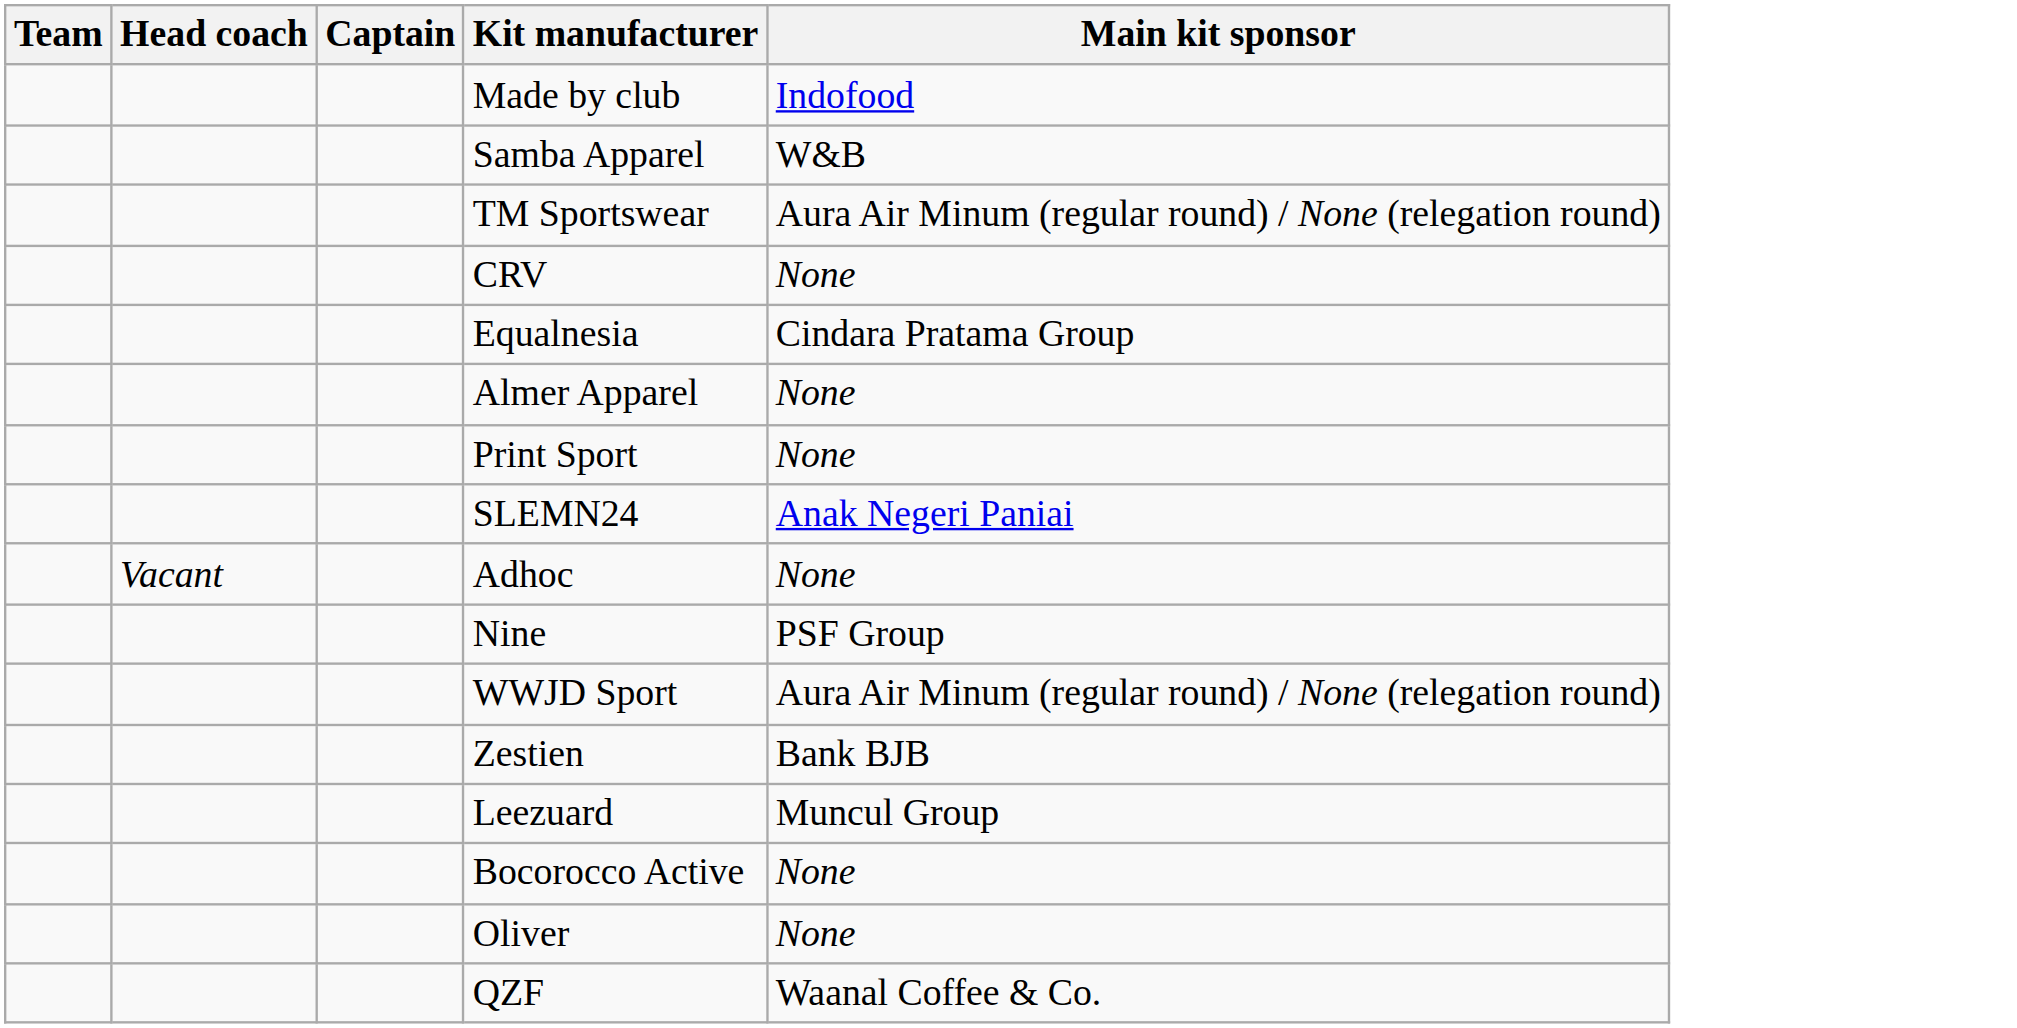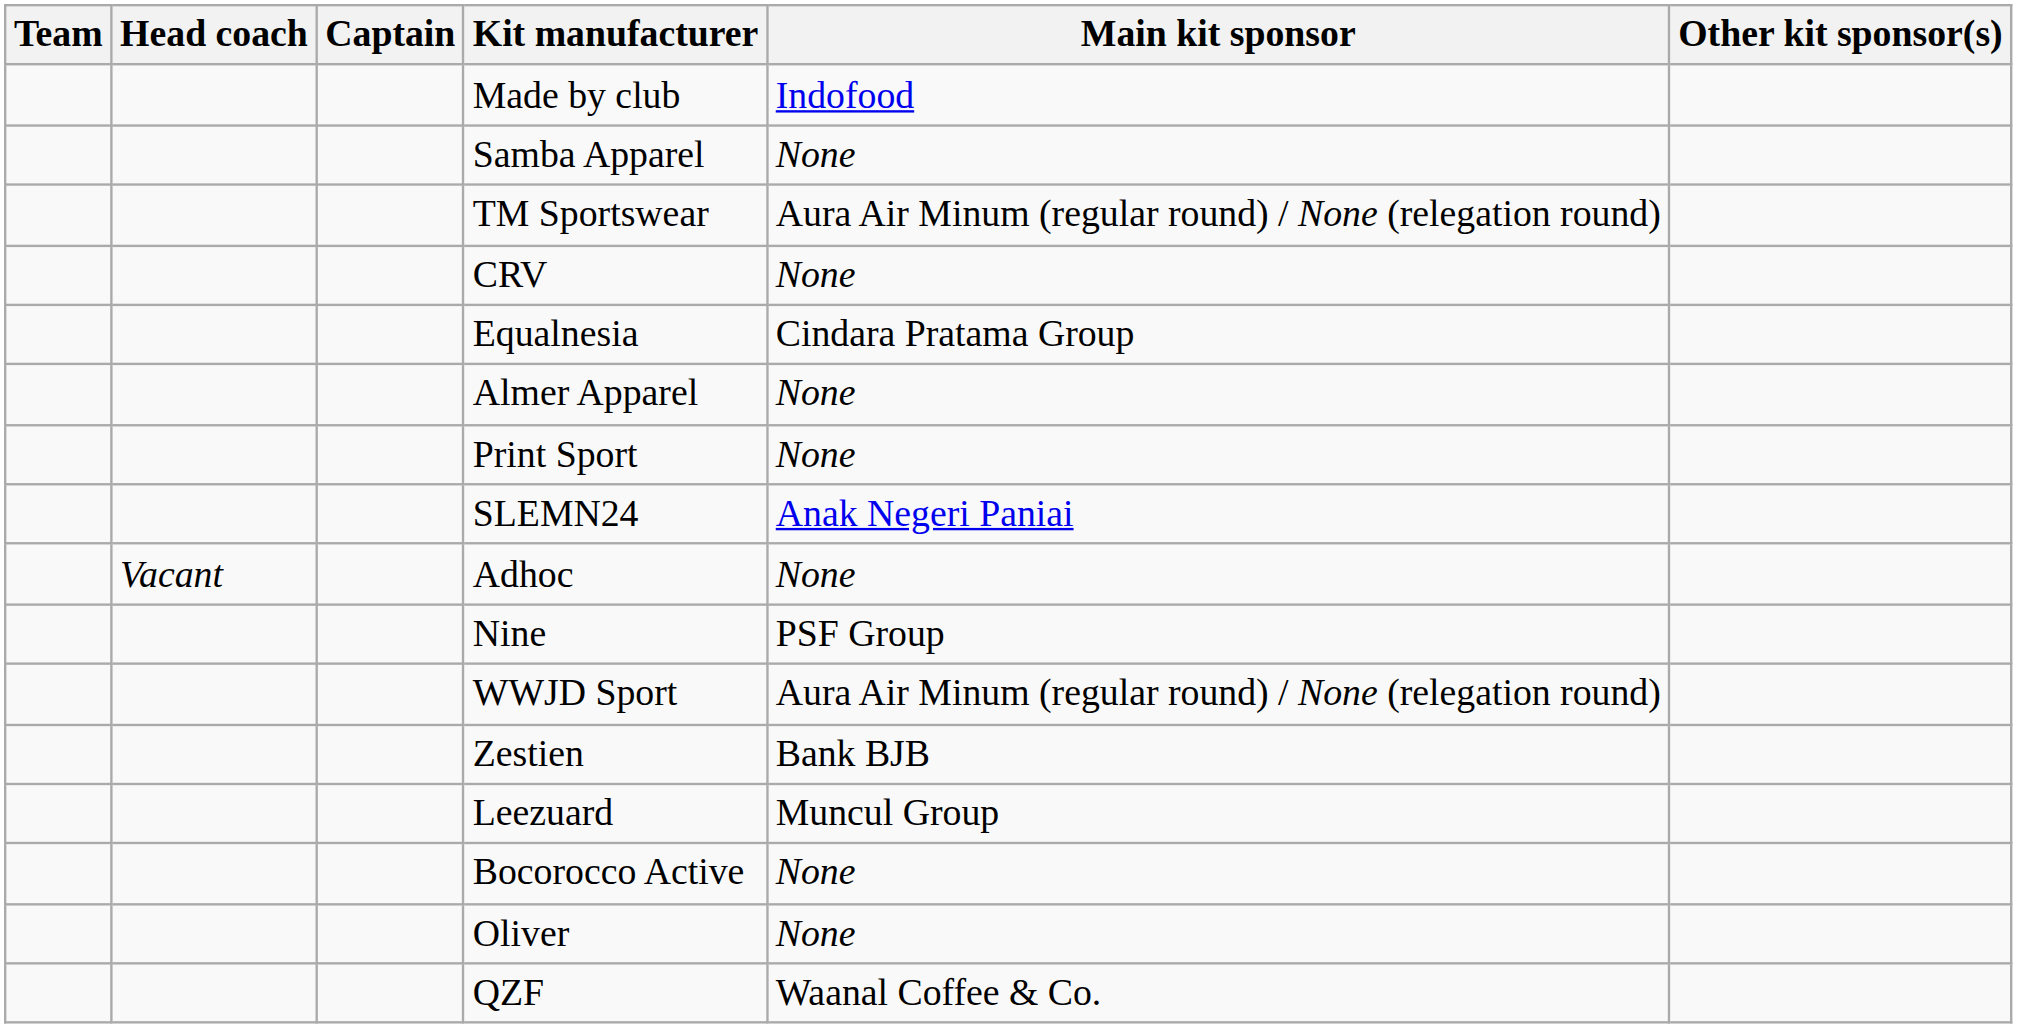+ column: (1840, 34)
(821, 154) W&B -> (816, 154) None
